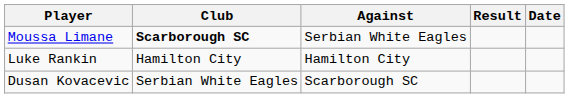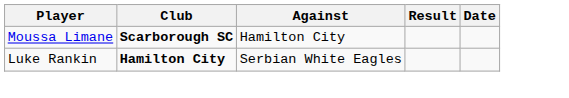(386, 38) Serbian White Eagles -> (292, 38) Hamilton City
(189, 60) normal -> (172, 60) bold
(357, 60) Hamilton City -> (321, 60) Serbian White Eagles
- row: (69, 82)
